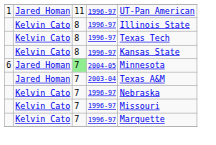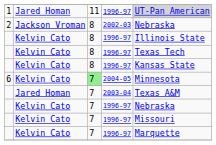(157, 11) no background -> (172, 11) lightgrey background
+ row: (9, 25)
(43, 65) Jared Homan -> (43, 79) Kelvin Cato
